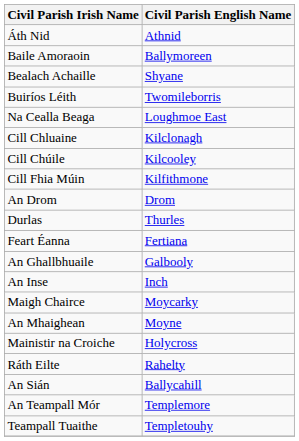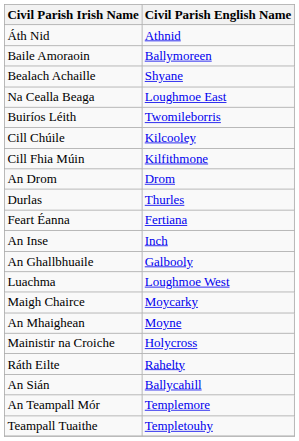rows swapped: (42, 96) <-> (51, 117)
- row: (42, 138)
rows swapped: (50, 261) <-> (28, 281)
+ row: (32, 281)
